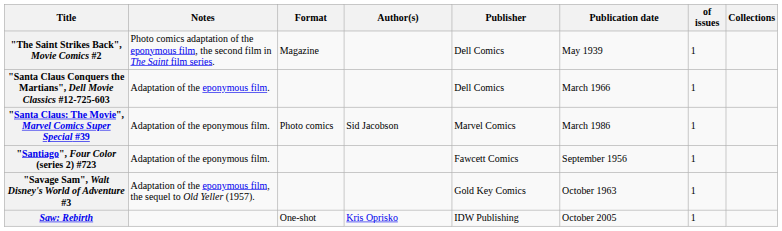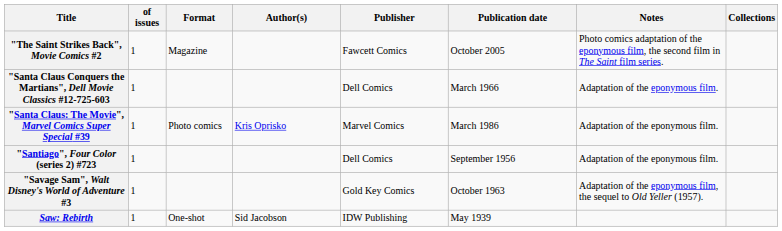columns swapped: (707, 17) <-> (203, 17)
(479, 50) Dell Comics -> (375, 50) Fawcett Comics
(582, 50) May 1939 -> (478, 50) October 2005
(372, 126) Sid Jacobson -> (260, 126) Kris Oprisko
(486, 158) Fawcett Comics -> (368, 158) Dell Comics
(372, 218) Kris Oprisko -> (261, 218) Sid Jacobson
(589, 218) October 2005 -> (471, 218) May 1939
